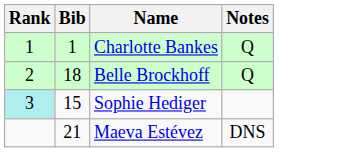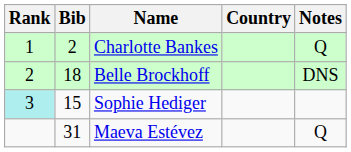+ column: (258, 18)
(72, 47) 1 -> (72, 47) 2
(248, 75) Q -> (320, 75) DNS
(72, 132) 21 -> (72, 132) 31
(248, 132) DNS -> (321, 132) Q
